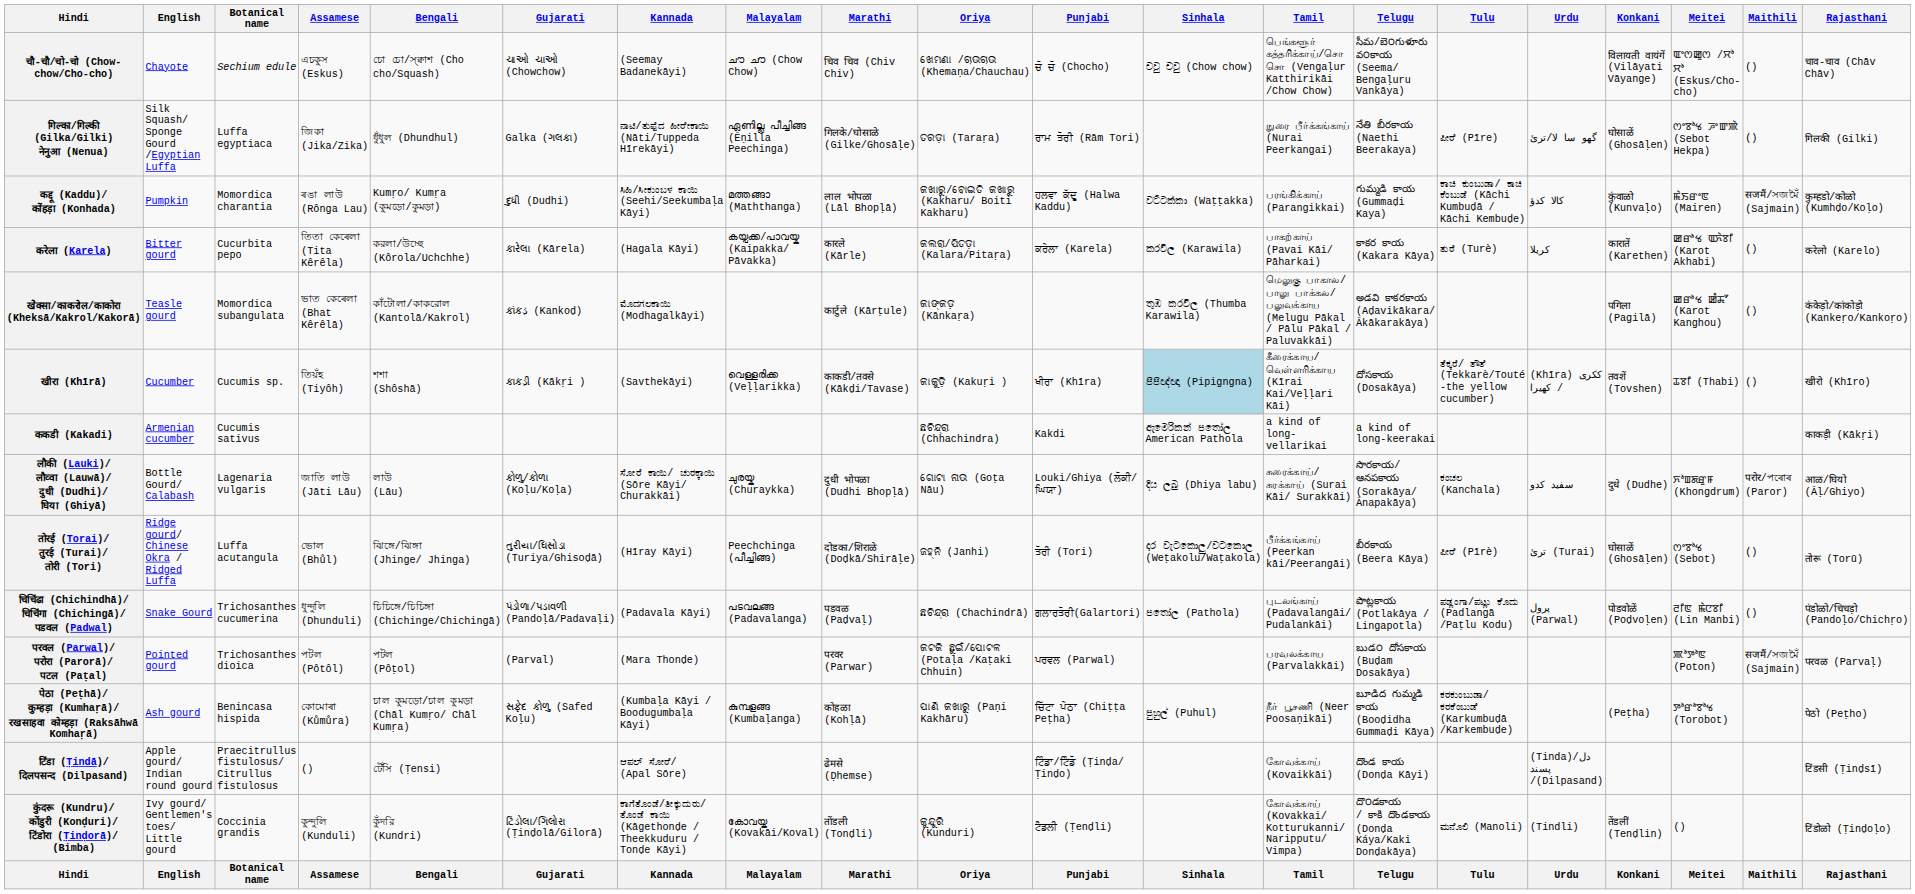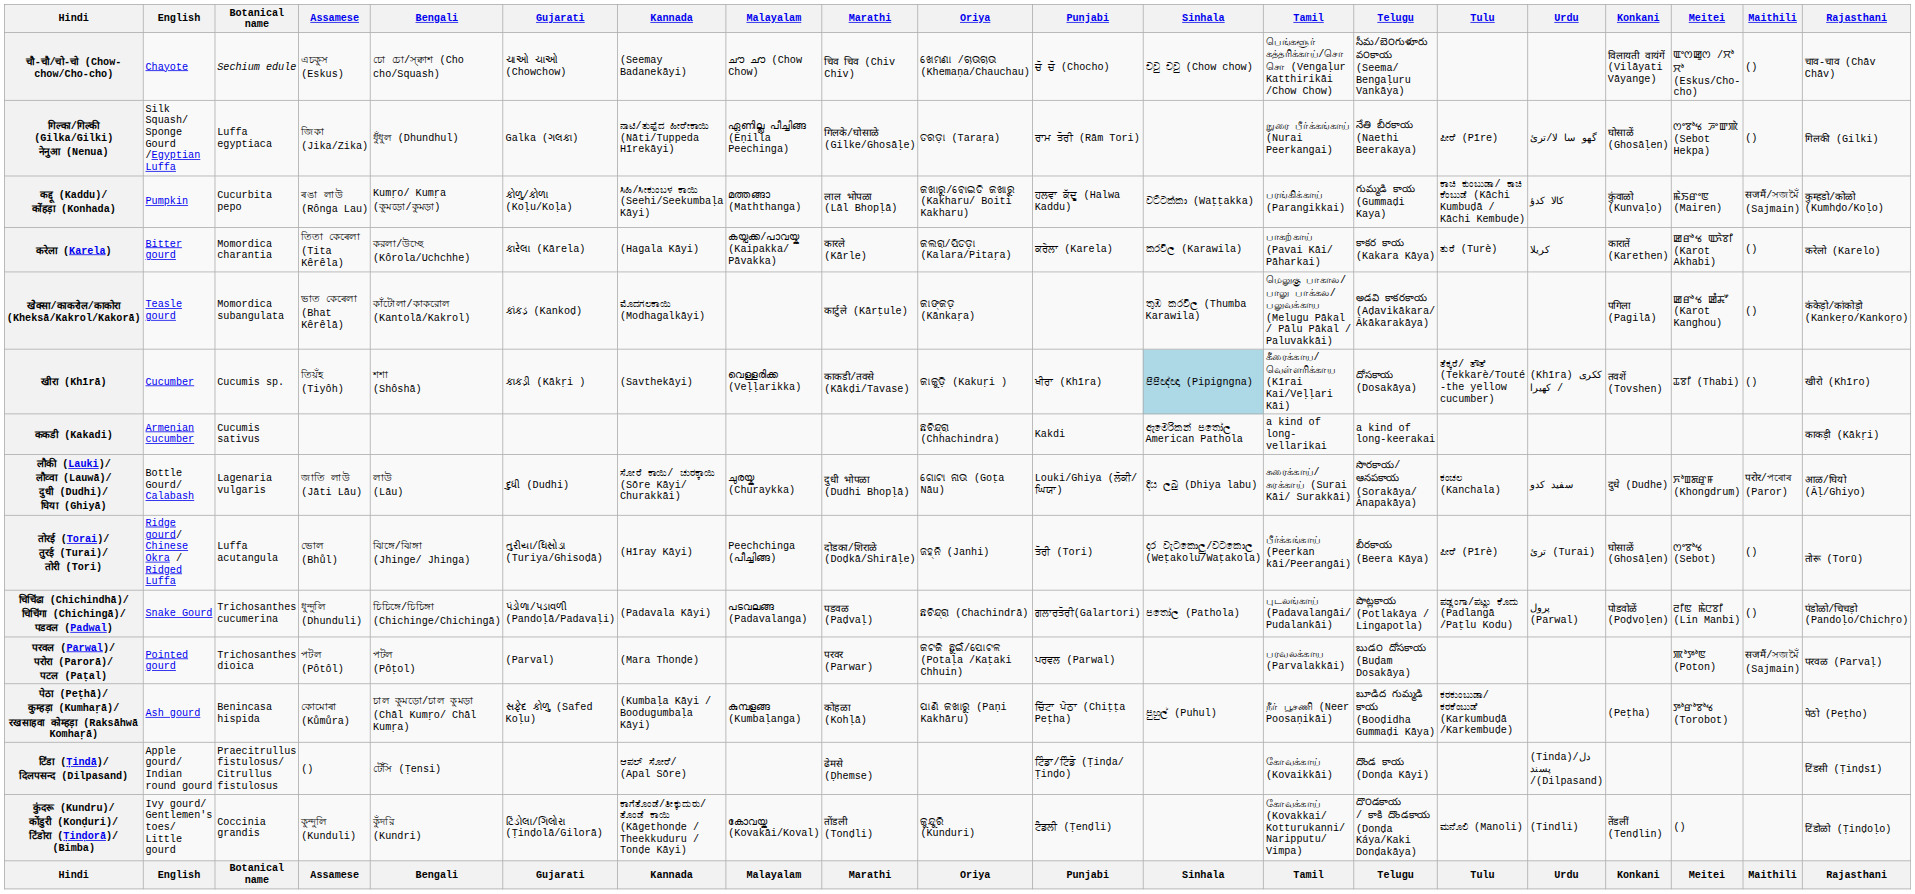(245, 201) Momordica charantia -> (245, 201) Cucurbita pepo
(537, 201) દુધી (Dudhi) -> (539, 201) કોળુ/કોળા (Koḷu/Koḷa)
(245, 250) Cucurbita pepo -> (245, 250) Momordica charantia
(539, 485) કોળુ/કોળા (Koḷu/Koḷa) -> (537, 485) દુધી (Dudhi)
